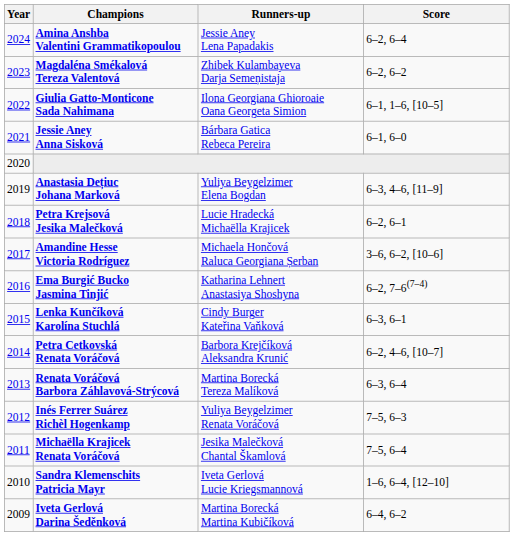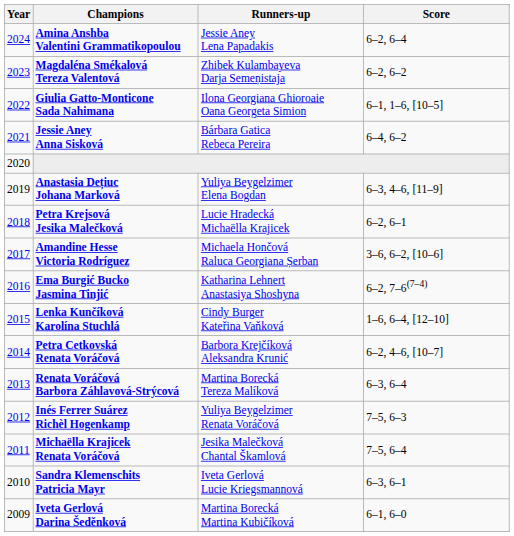(386, 137) 6–1, 6–0 -> (386, 137) 6–4, 6–2
(386, 319) 6–3, 6–1 -> (408, 319) 1–6, 6–4, [12–10]
(408, 482) 1–6, 6–4, [12–10] -> (386, 482) 6–3, 6–1
(386, 515) 6–4, 6–2 -> (386, 515) 6–1, 6–0
